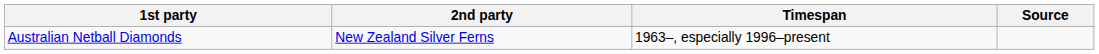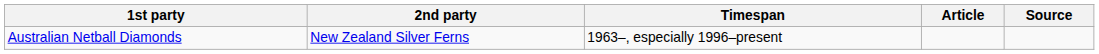+ column: (963, 15)
